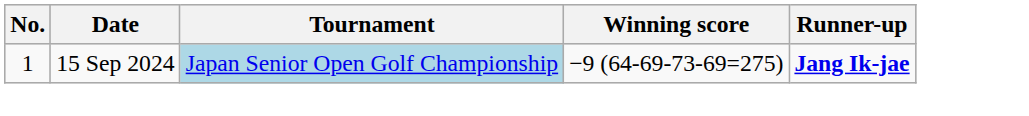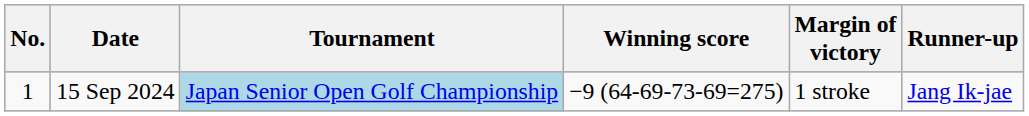+ column: (845, 38)
(852, 63) bold -> (960, 91) normal
